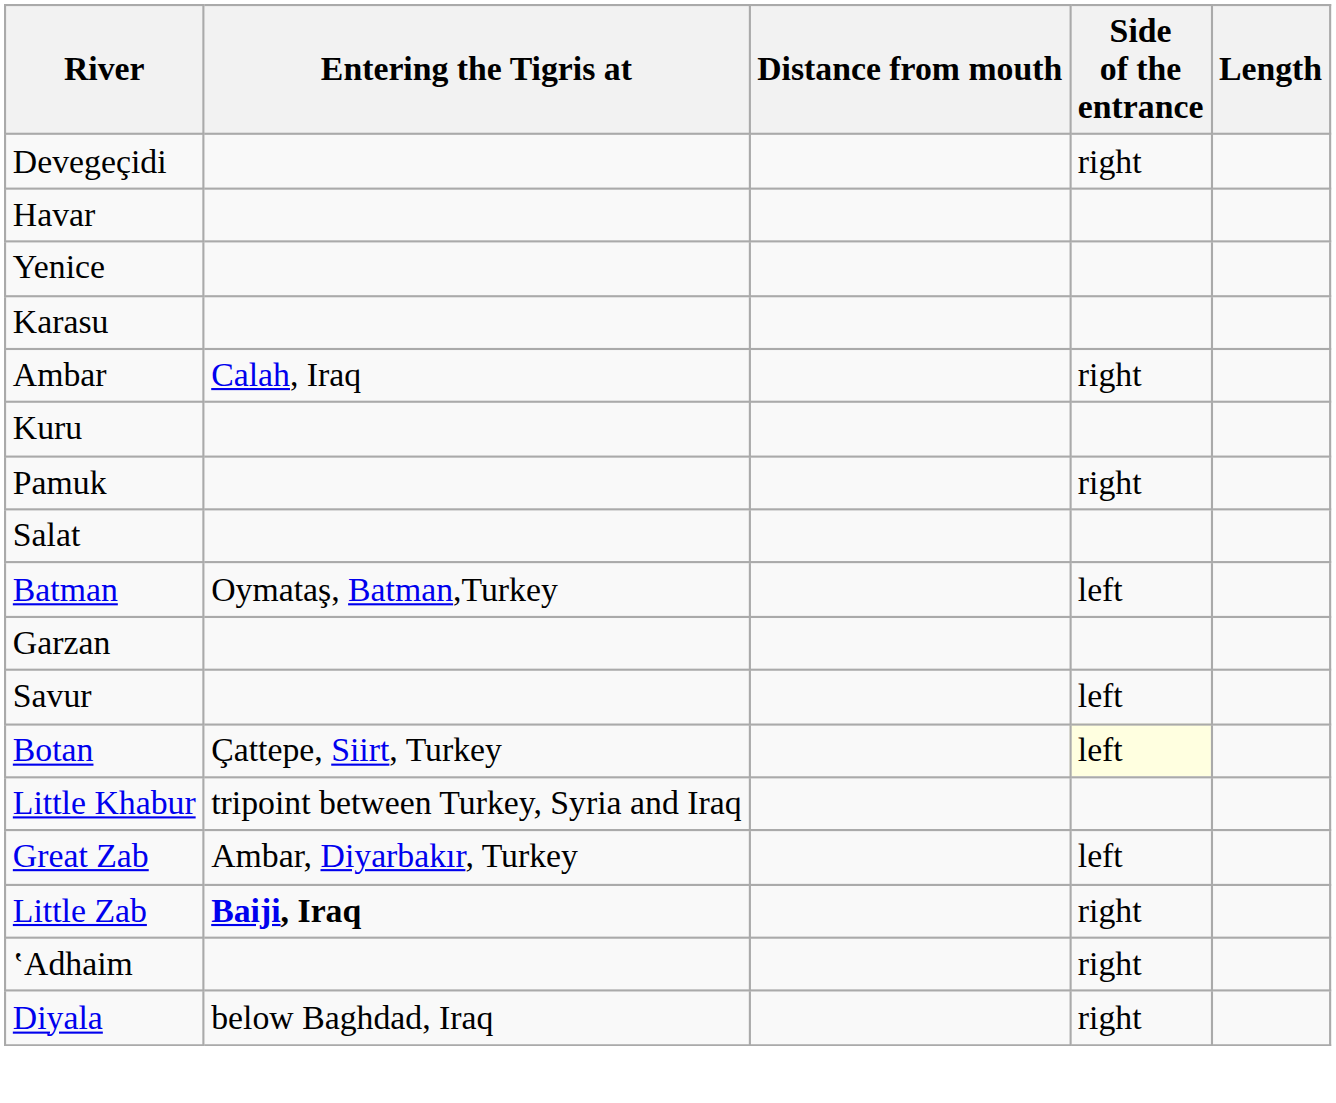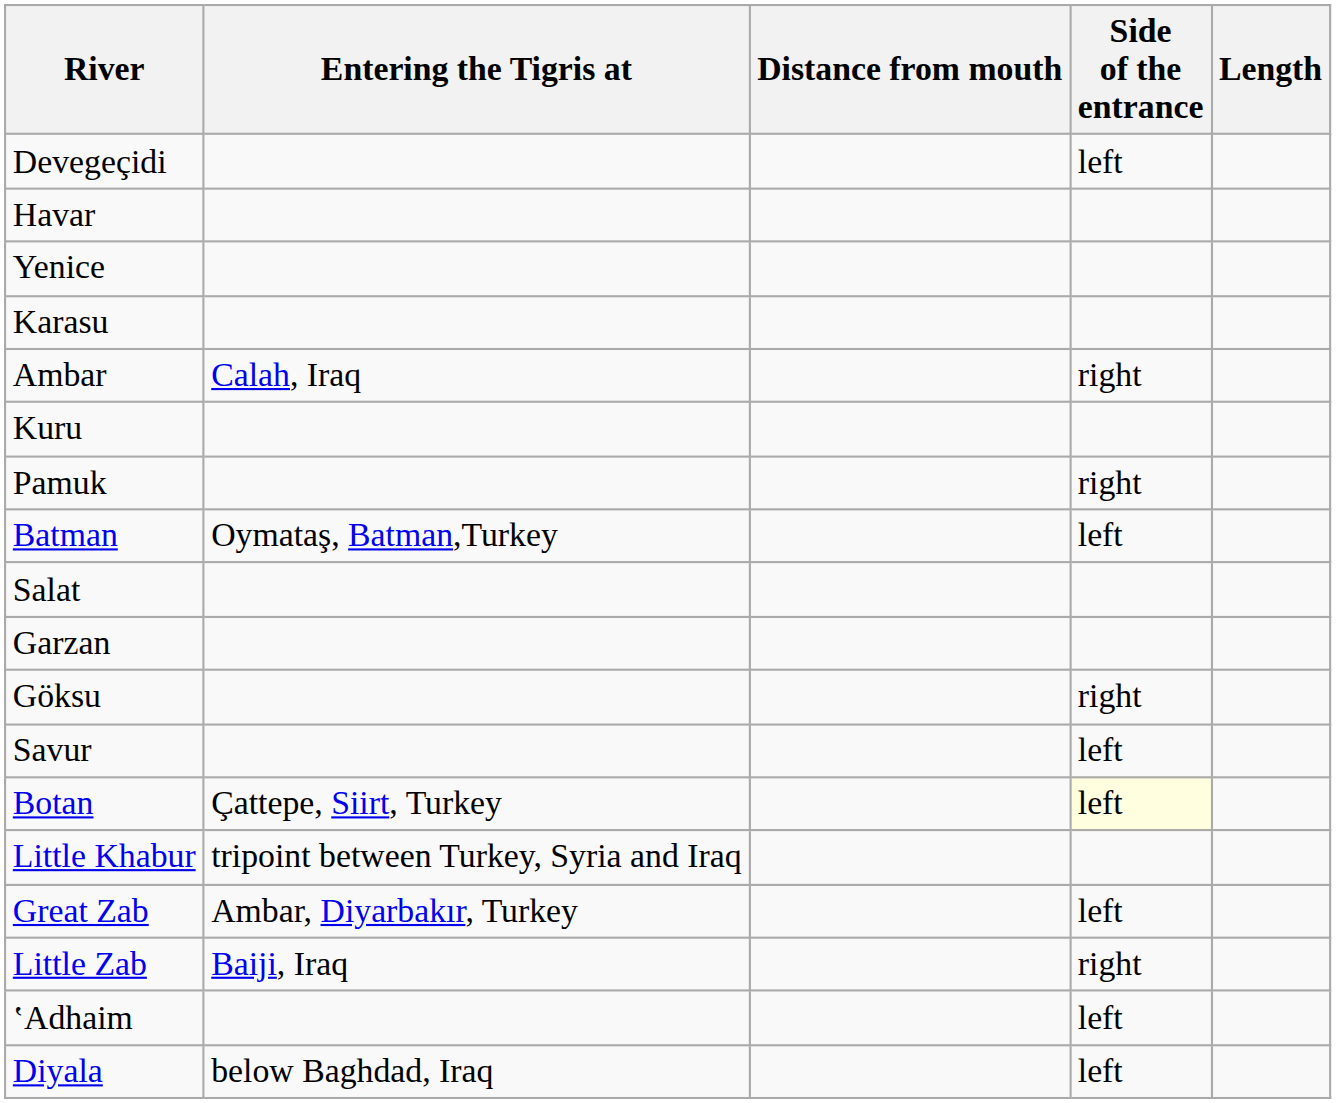(1110, 160) right -> (1100, 160) left
rows swapped: (47, 535) <-> (65, 589)
+ row: (57, 696)
(286, 910) bold -> (280, 963) normal
(1110, 963) right -> (1100, 1017) left
(1110, 1017) right -> (1100, 1070) left
